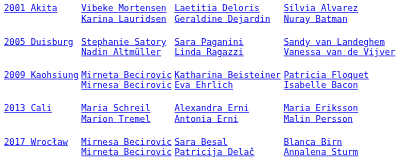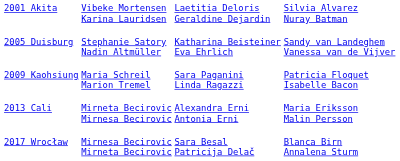(209, 47) Sara Paganini Linda Ragazzi -> (228, 47) Katharina Beisteiner Eva Ehrlich
(127, 80) Mirneta Becirovic Mirnesa Becirovic -> (116, 80) Maria Schreil Marion Tremel
(228, 80) Katharina Beisteiner Eva Ehrlich -> (209, 80) Sara Paganini Linda Ragazzi
(116, 113) Maria Schreil Marion Tremel -> (127, 113) Mirneta Becirovic Mirnesa Becirovic
